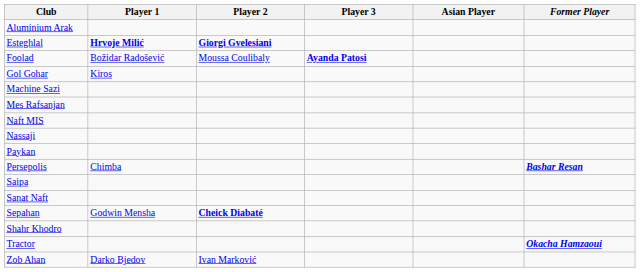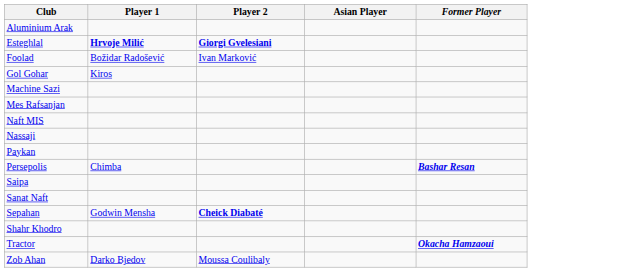- column: (359, 12)
(234, 58) Moussa Coulibaly -> (227, 58) Ivan Marković
(227, 259) Ivan Marković -> (234, 259) Moussa Coulibaly
